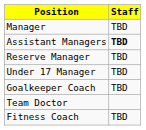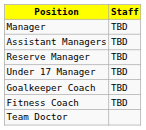(119, 42) bold -> (119, 42) normal
rows swapped: (43, 117) <-> (37, 102)
